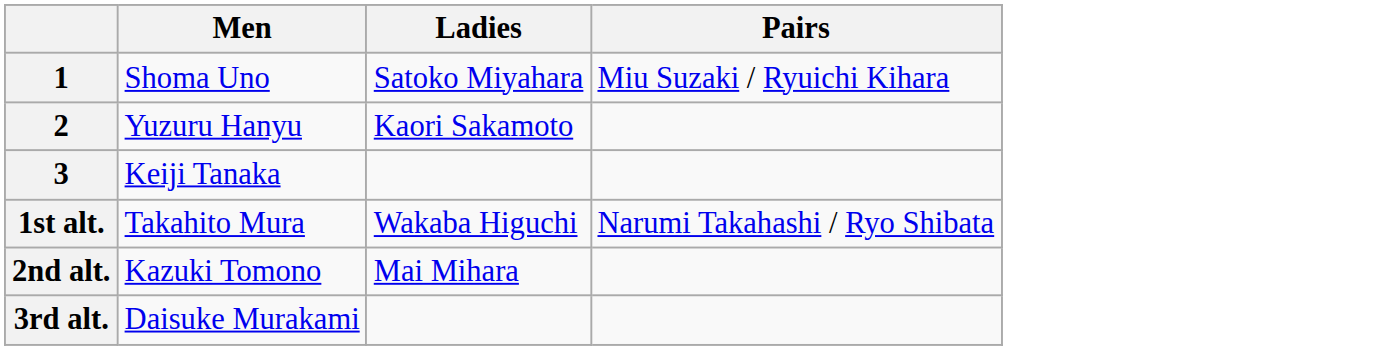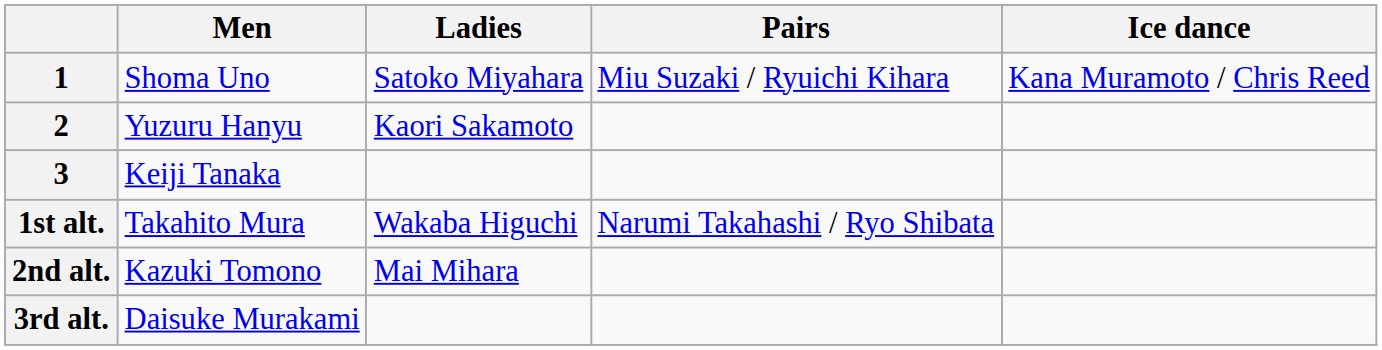+ column: (1189, 28)
